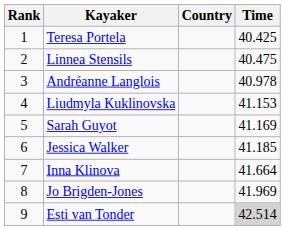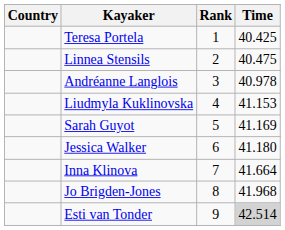columns swapped: (24, 15) <-> (207, 15)
(258, 147) 41.185 -> (258, 147) 41.180
(258, 192) 41.969 -> (258, 192) 41.968
